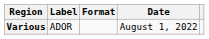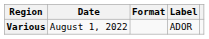columns swapped: (159, 12) <-> (64, 12)
